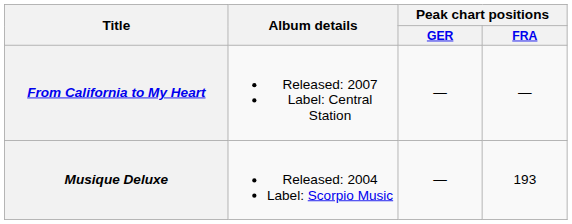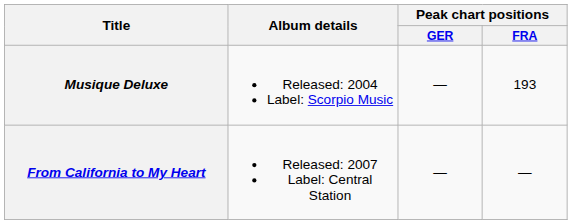rows swapped: (116, 179) <-> (116, 92)
